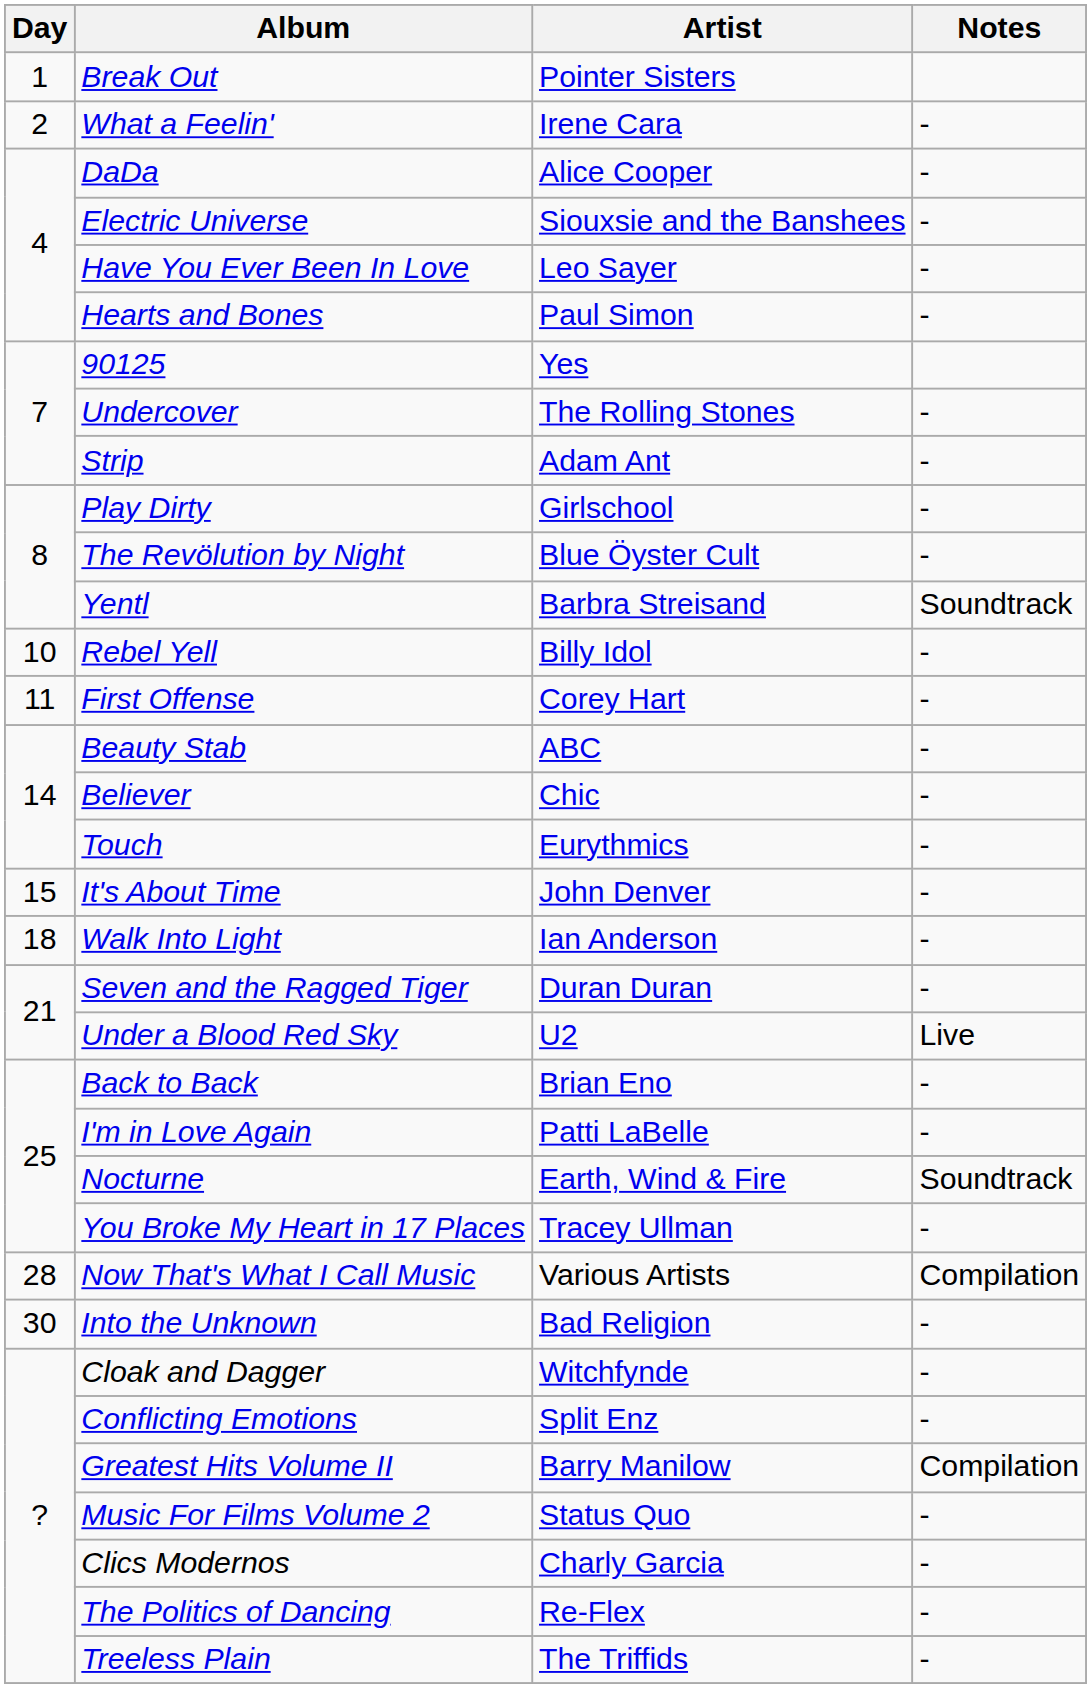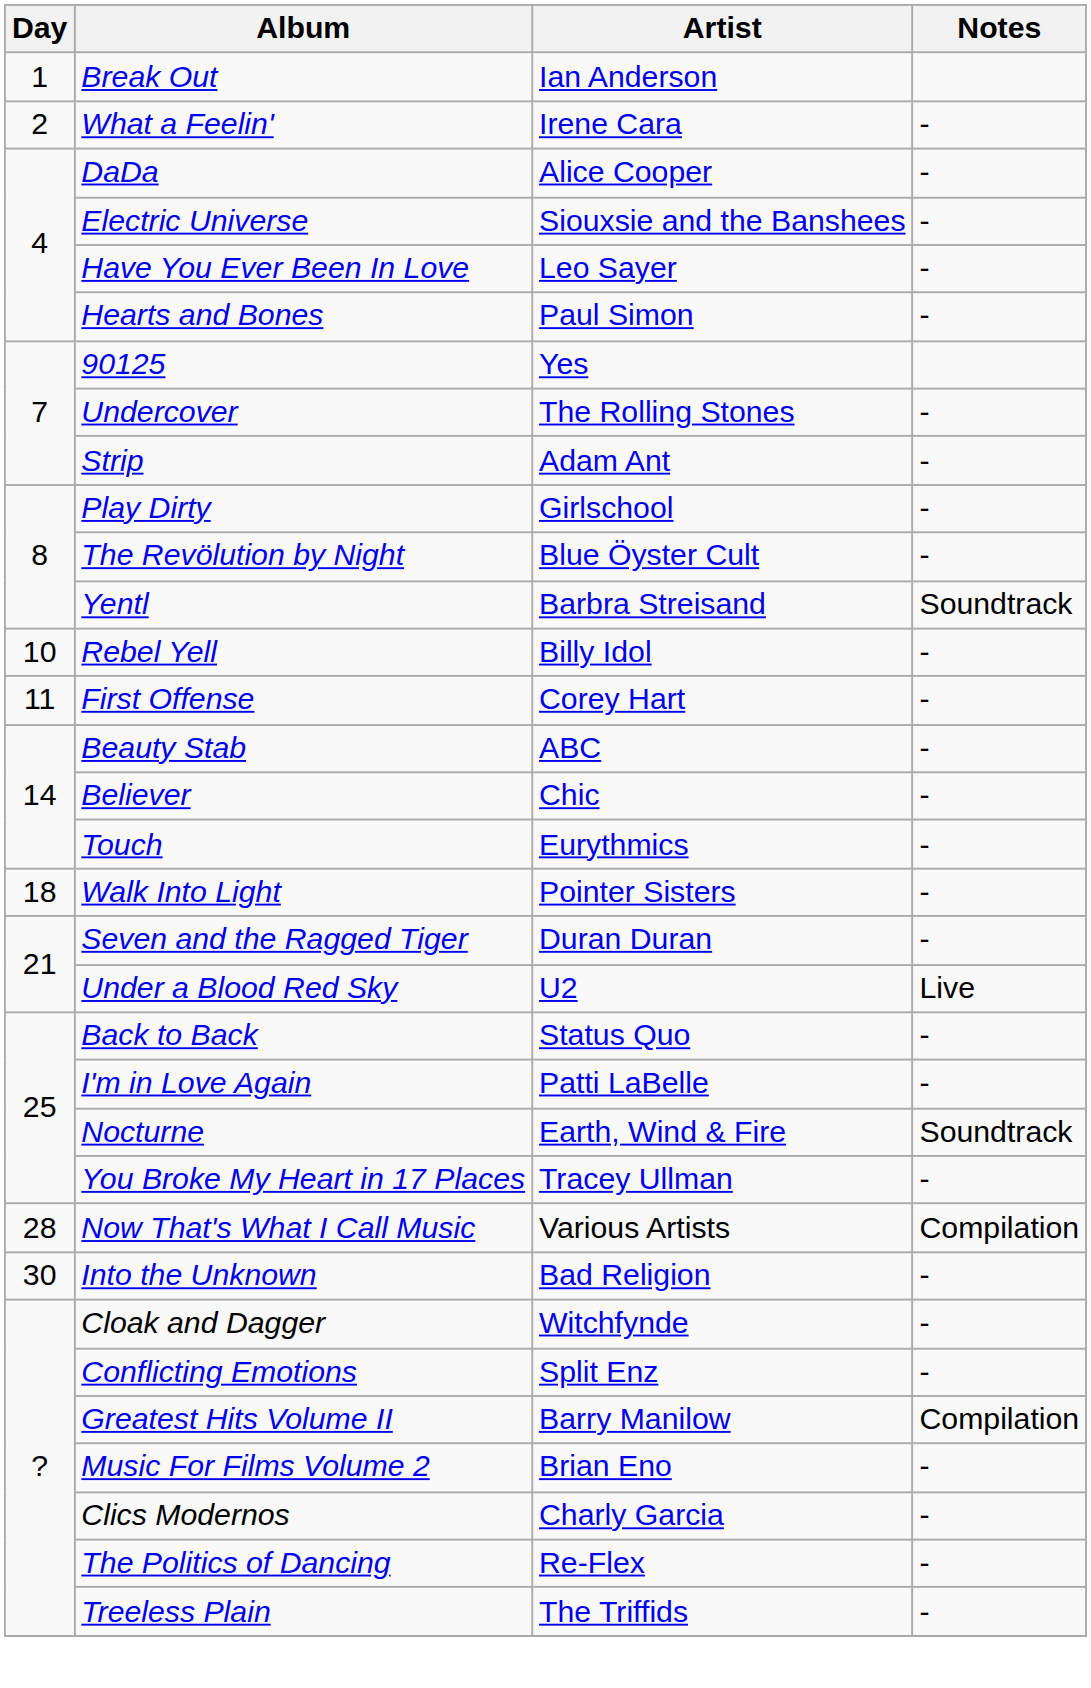(637, 76) Pointer Sisters -> (628, 76) Ian Anderson
- row: (181, 891)
(628, 939) Ian Anderson -> (637, 891) Pointer Sisters
(605, 1083) Brian Eno -> (615, 1035) Status Quo
(615, 1515) Status Quo -> (605, 1467) Brian Eno
